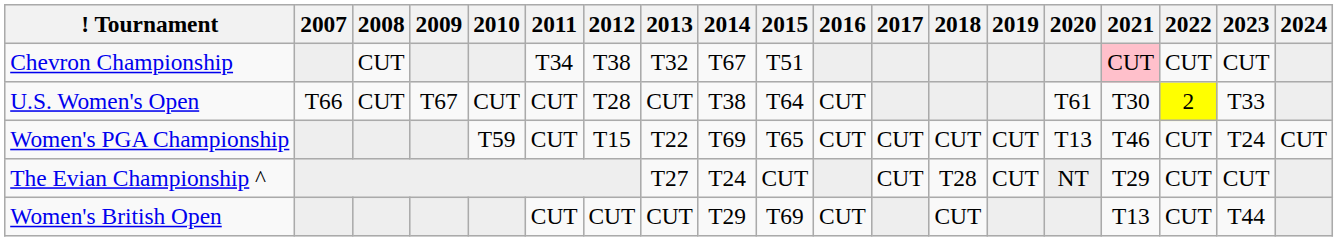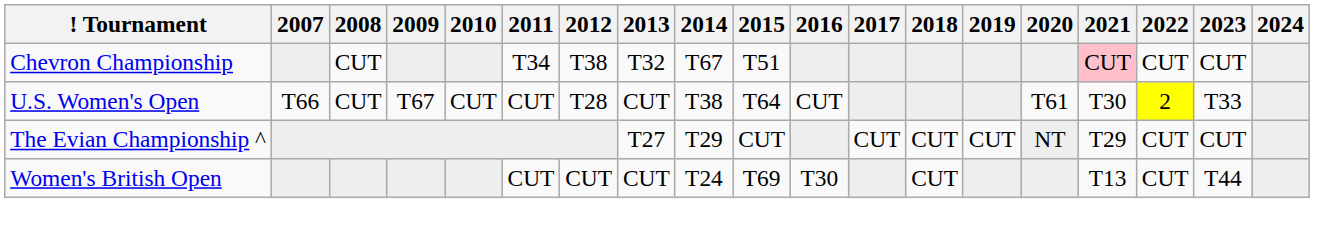- row: (150, 139)
(727, 178) T24 -> (704, 139) T29
(958, 178) T28 -> (935, 139) CUT
(727, 216) T29 -> (704, 178) T24
(842, 216) CUT -> (819, 178) T30
